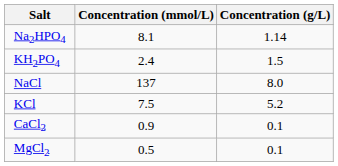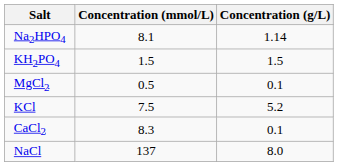(146, 60) 2.4 -> (146, 60) 1.5
rows swapped: (28, 83) <-> (32, 149)
(146, 126) 0.9 -> (146, 129) 8.3
